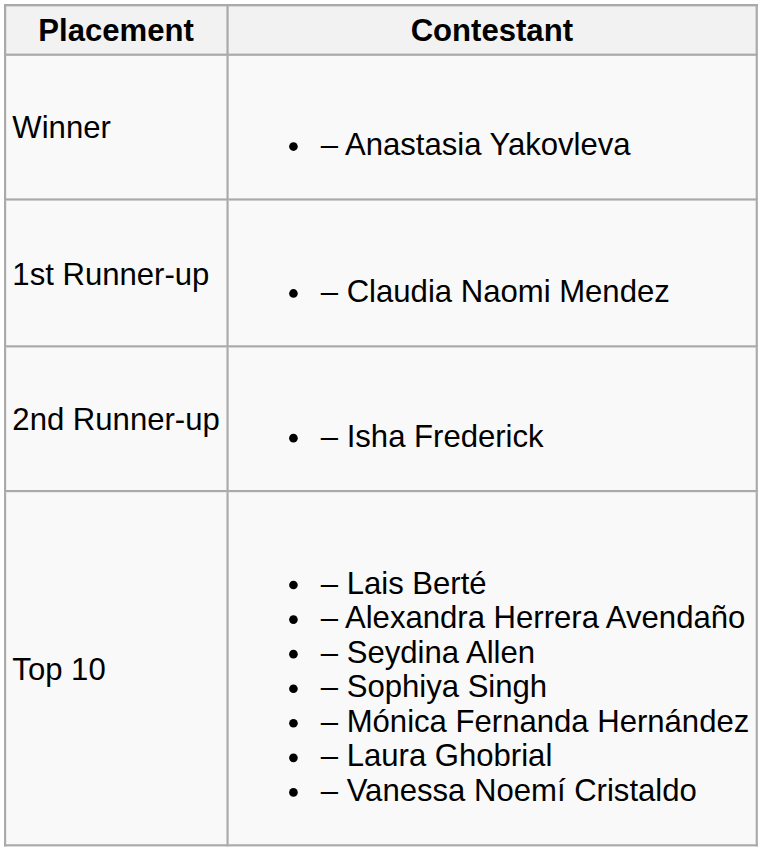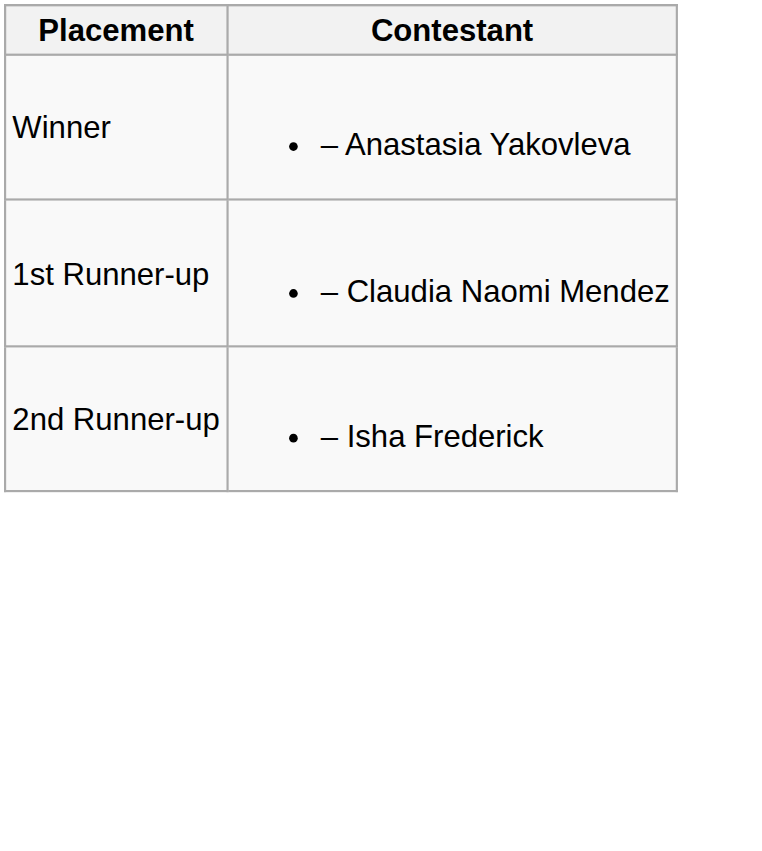- row: (59, 669)
